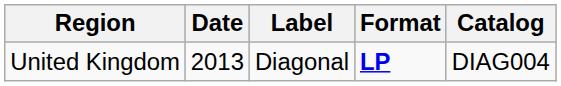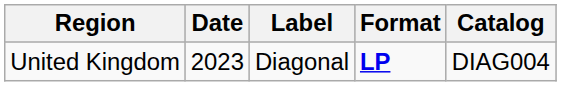(217, 61) 2013 -> (217, 61) 2023
